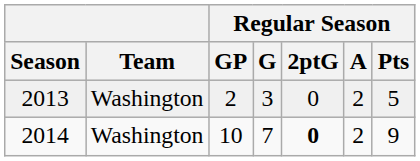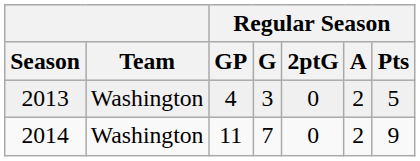(231, 98) 2 -> (231, 98) 4
(231, 135) 10 -> (231, 135) 11
(313, 135) bold -> (313, 135) normal
